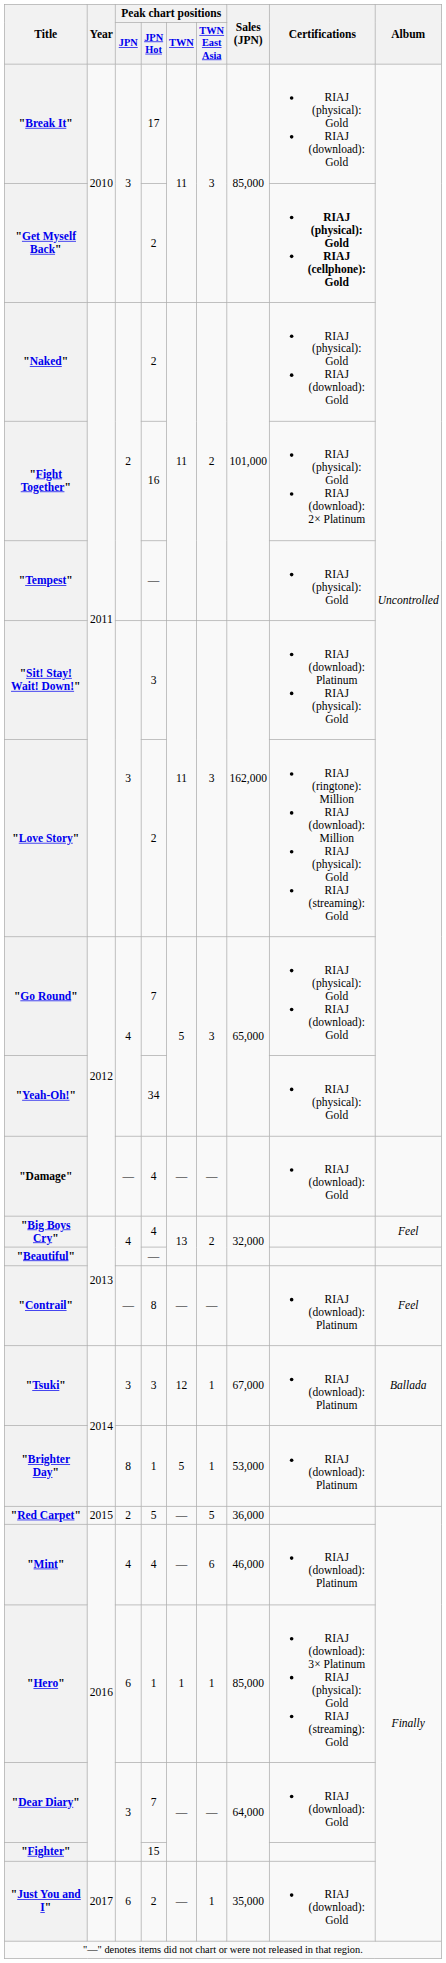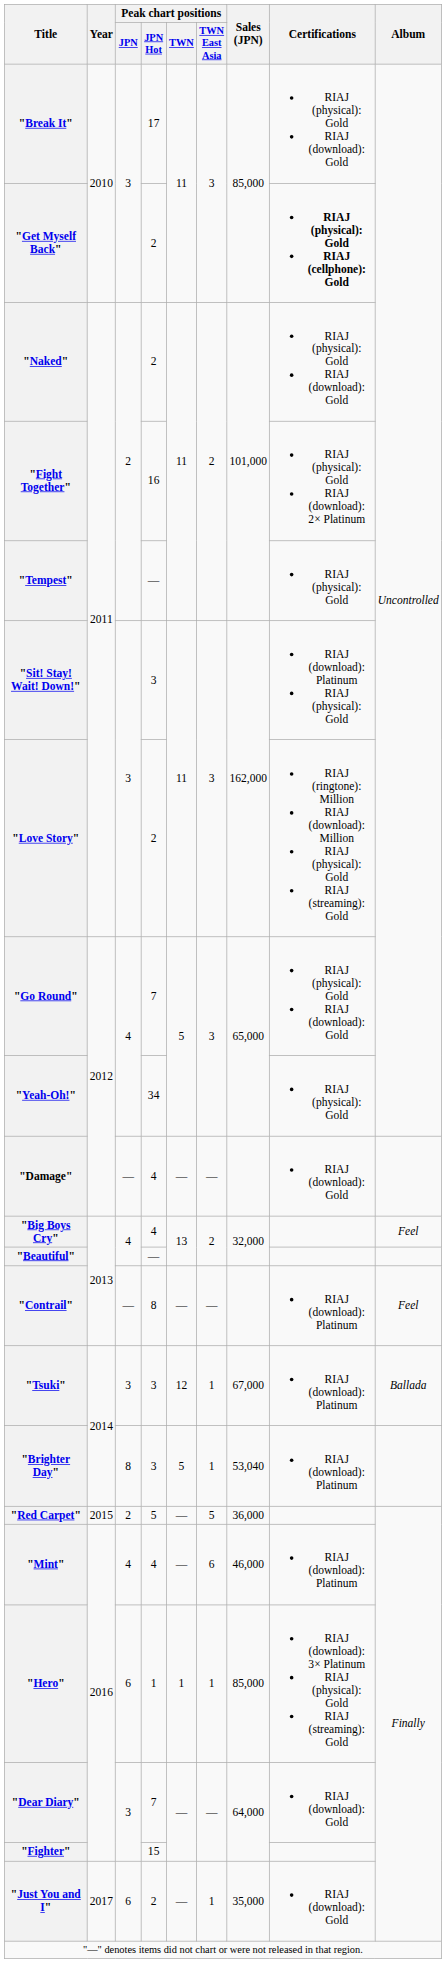(154, 1466) 1 -> (154, 1466) 3
(248, 1466) 53,000 -> (248, 1466) 53,040
